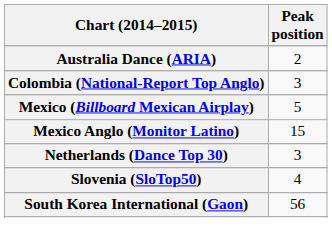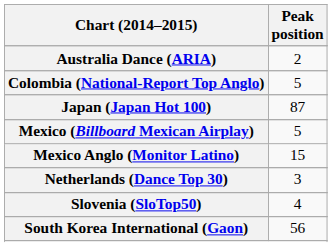(298, 82) 3 -> (298, 82) 5
+ row: (136, 107)
